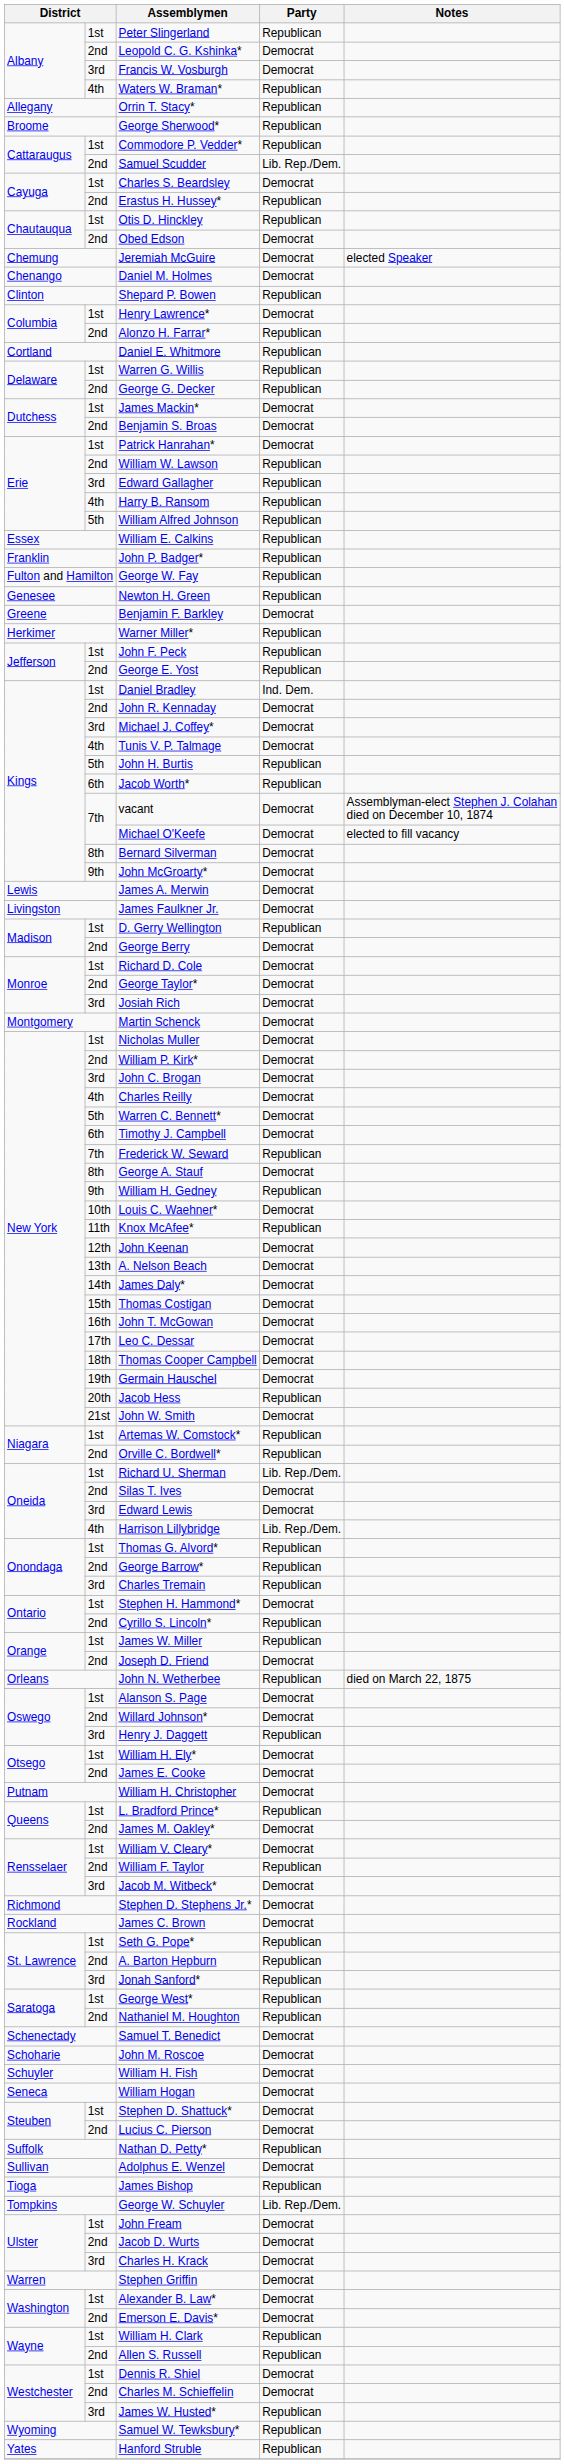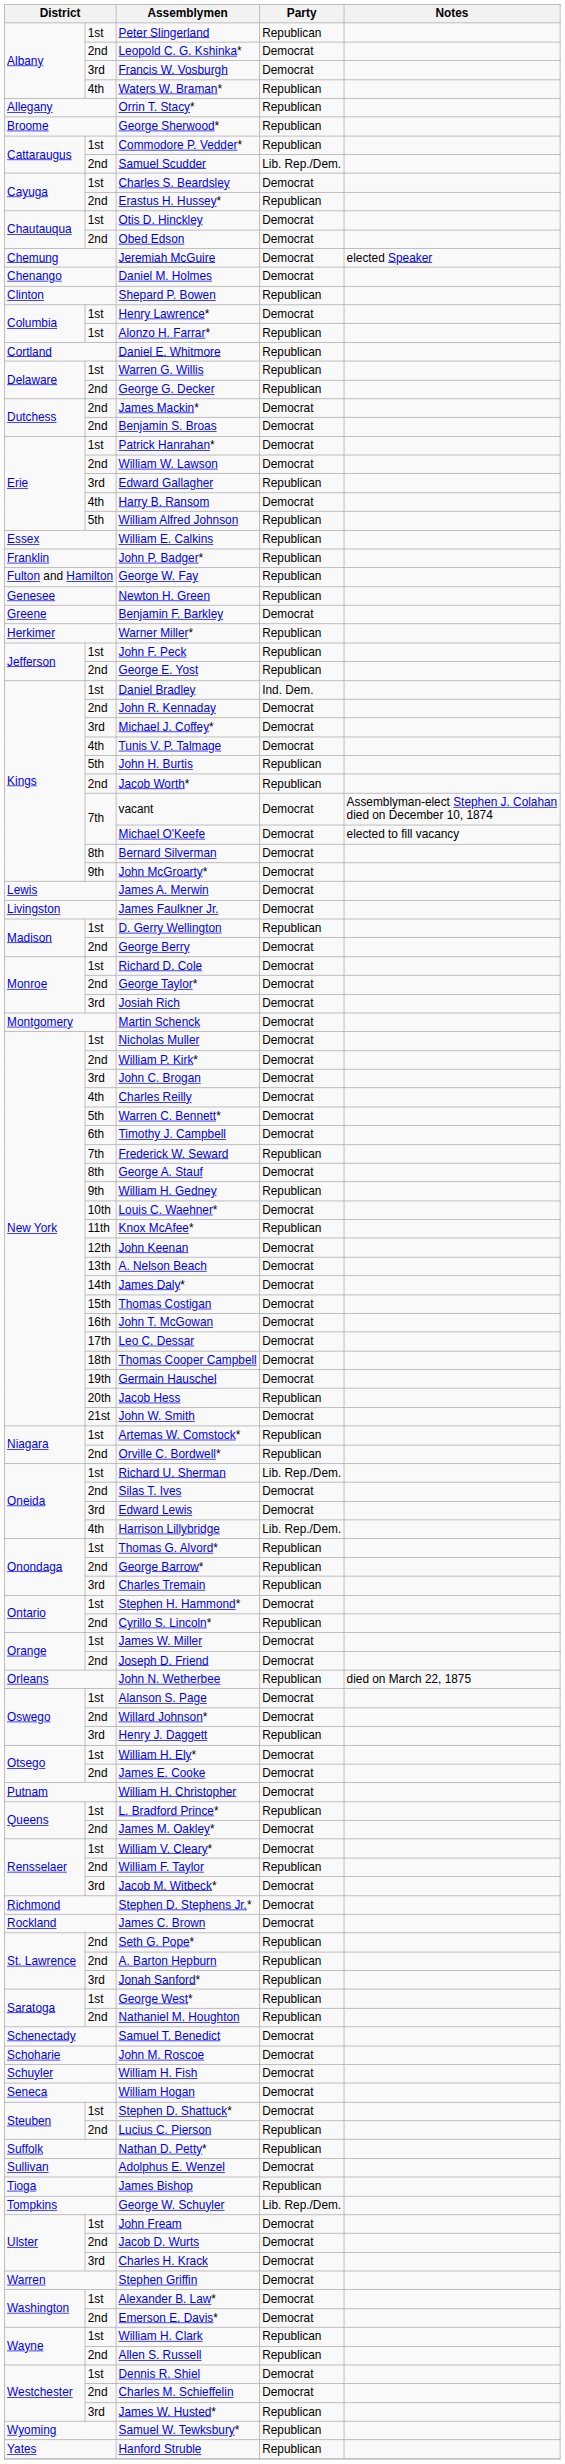(292, 220) Republican -> (288, 220) Democrat
(98, 333) 2nd -> (96, 333) 1st
(96, 408) 1st -> (98, 408) 2nd
(292, 464) Republican -> (288, 464) Democrat
(292, 502) Republican -> (288, 502) Democrat
(96, 783) 6th -> (98, 783) 2nd
(292, 1642) Republican -> (288, 1642) Democrat
(96, 1942) 1st -> (98, 1942) 2nd
(288, 2130) Democrat -> (292, 2130) Republican
